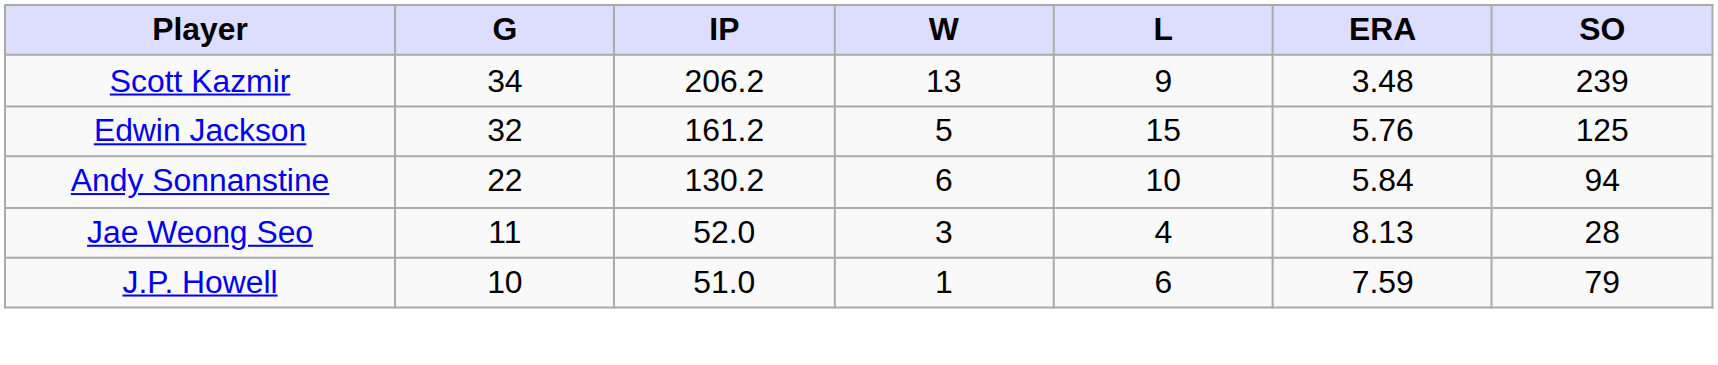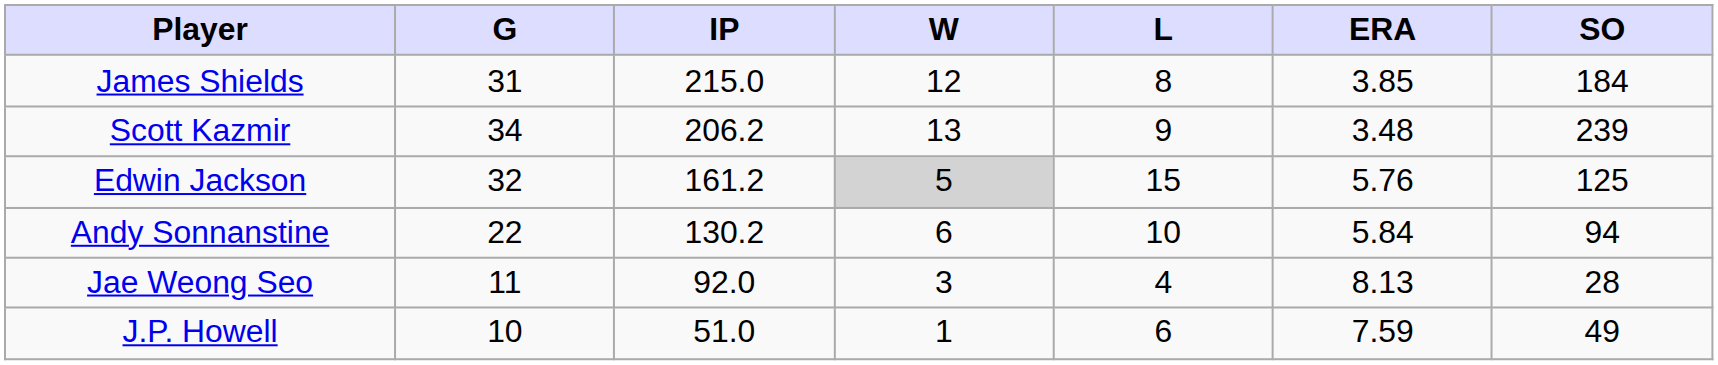+ row: (200, 80)
(944, 130) no background -> (944, 181) lightgrey background
(724, 231) 52.0 -> (724, 282) 92.0
(1602, 282) 79 -> (1602, 332) 49
